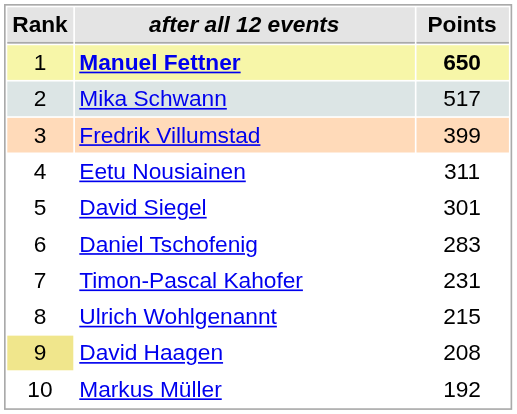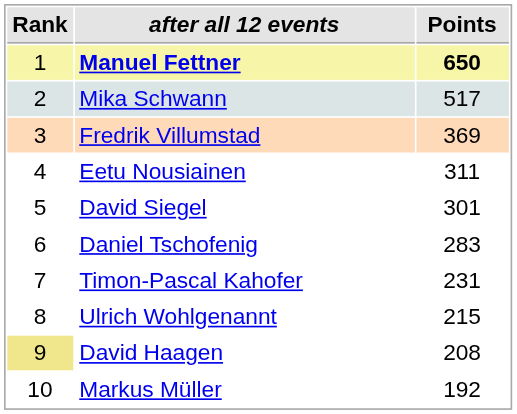(462, 135) 399 -> (462, 135) 369
